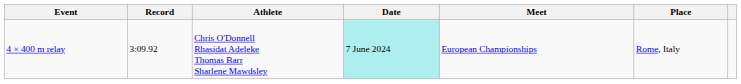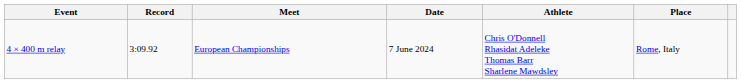columns swapped: (268, 12) <-> (537, 12)
(368, 49) paleturquoise background -> (411, 49) no background
